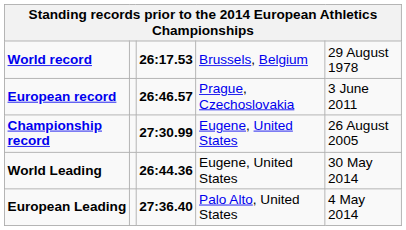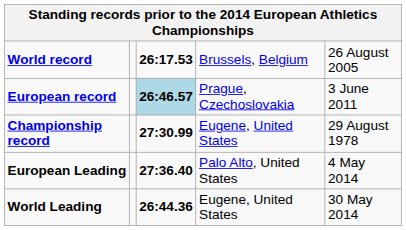(358, 59) 29 August 1978 -> (358, 59) 26 August 2005
(166, 96) no background -> (166, 96) lightblue background
(358, 133) 26 August 2005 -> (358, 133) 29 August 1978
rows swapped: (55, 170) <-> (67, 207)
